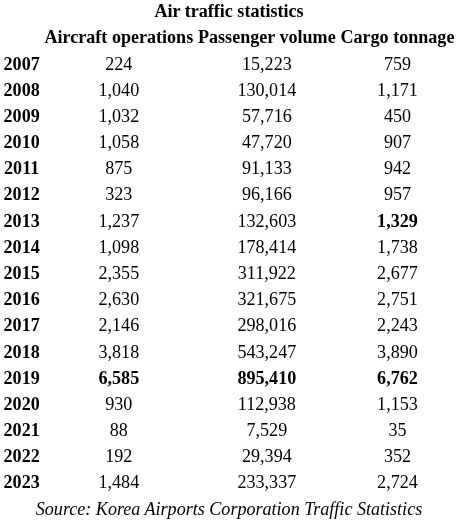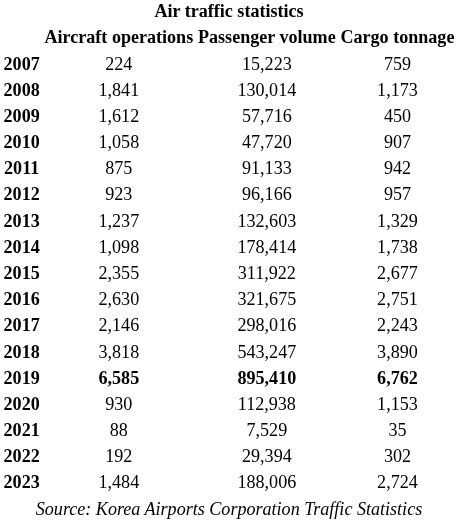(119, 89) 1,040 -> (119, 89) 1,841
(397, 89) 1,171 -> (397, 89) 1,173
(119, 115) 1,032 -> (119, 115) 1,612
(119, 194) 323 -> (119, 194) 923
(397, 220) bold -> (397, 220) normal
(397, 456) 352 -> (397, 456) 302
(267, 482) 233,337 -> (267, 482) 188,006
